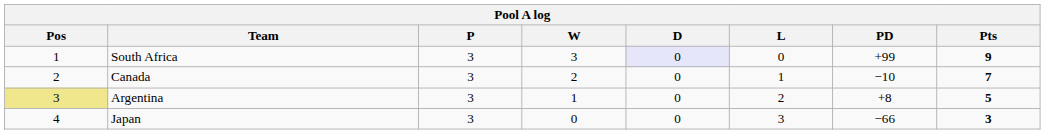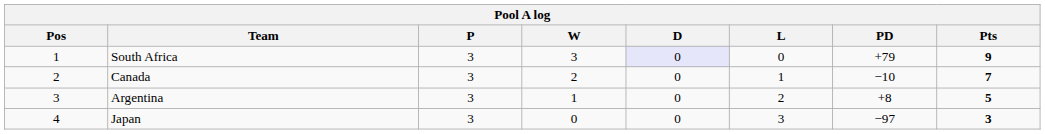(885, 56) +99 -> (885, 56) +79
(56, 98) khaki background -> (56, 98) no background
(885, 118) −66 -> (885, 118) −97
